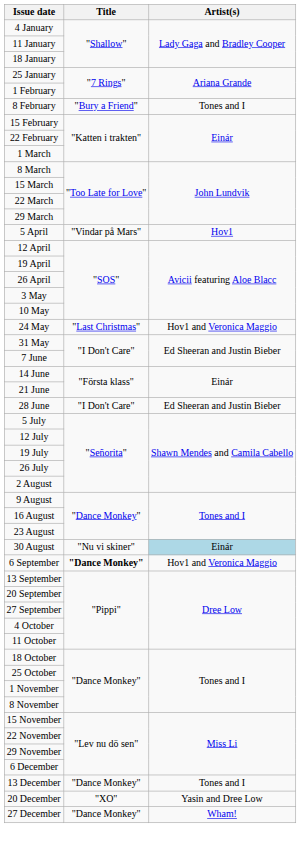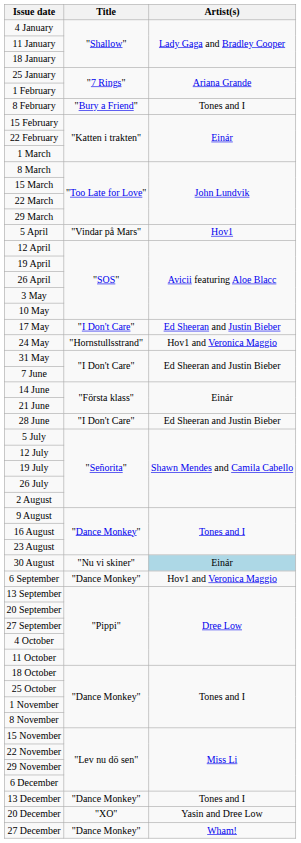+ row: (34, 327)
(106, 327) "Last Christmas" -> (106, 342) "Hornstullsstrand"
(106, 563) bold -> (106, 578) normal
